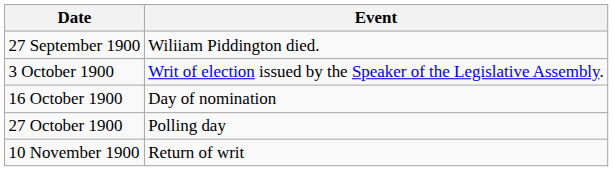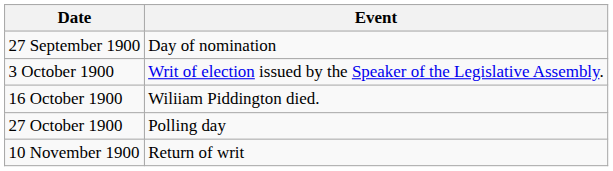(234, 44) Wiliiam Piddington died. -> (212, 44) Day of nomination
(212, 98) Day of nomination -> (234, 98) Wiliiam Piddington died.
